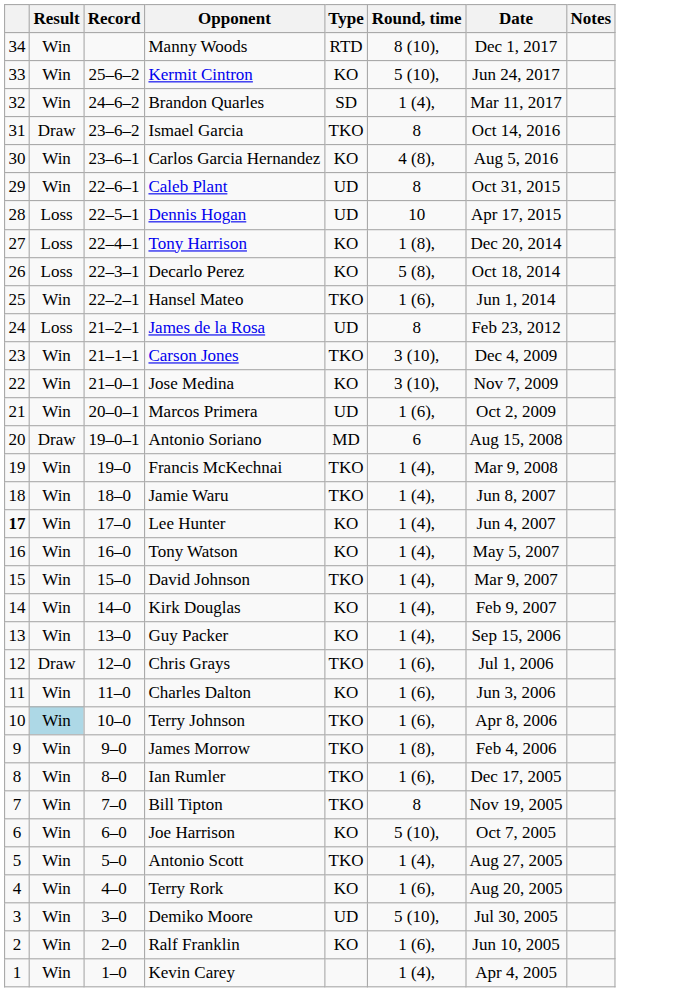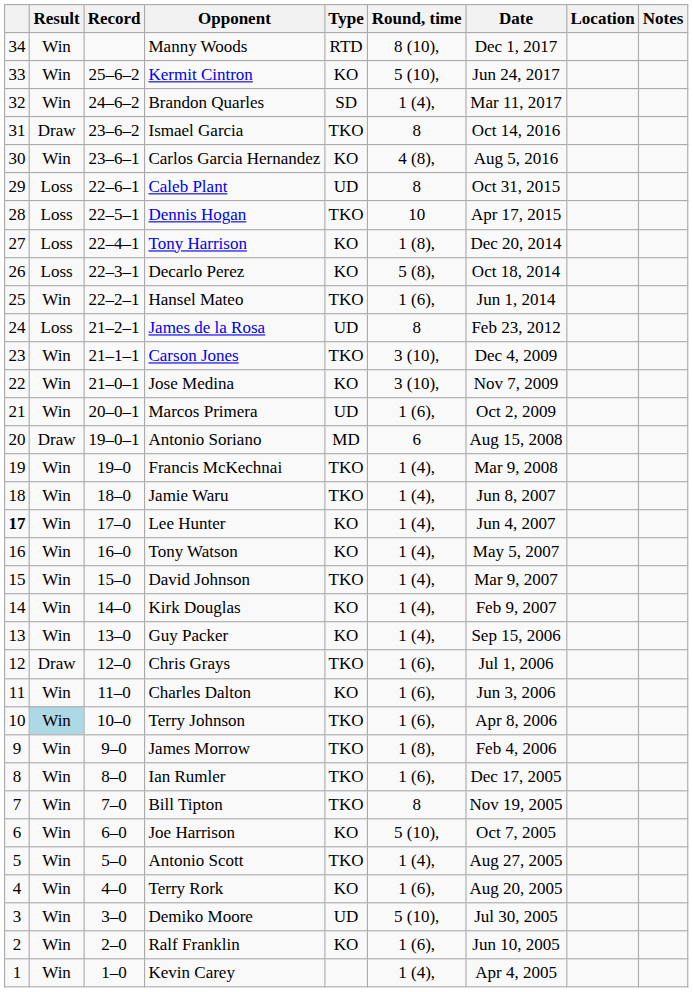+ column: (603, 18)
(57, 187) Win -> (57, 187) Loss
(346, 215) UD -> (346, 215) TKO
